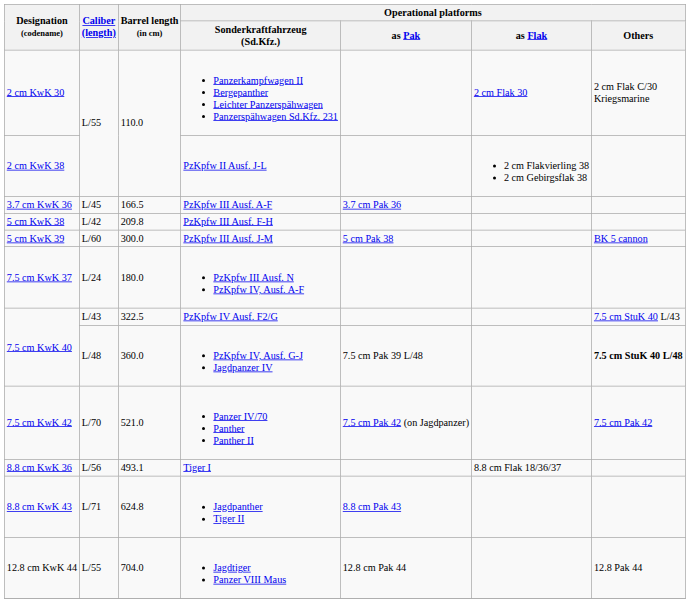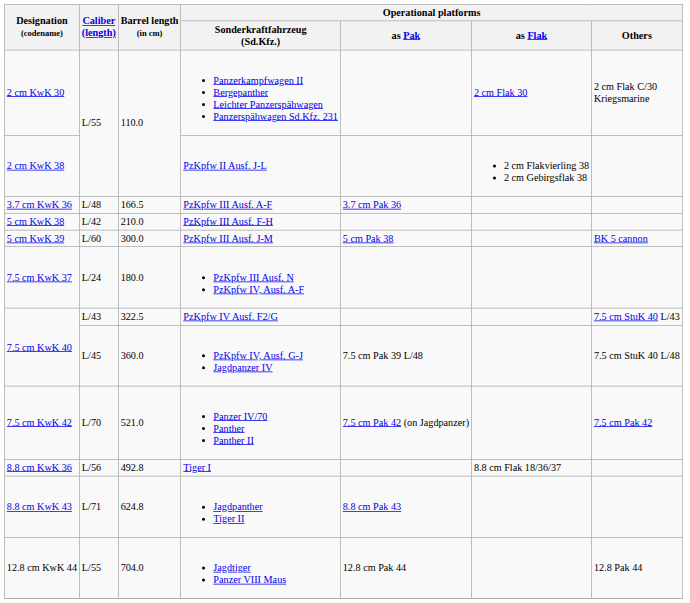(91, 204) L/45 -> (91, 204) L/48
(132, 221) 209.8 -> (132, 221) 210.0
(91, 355) L/48 -> (91, 355) L/45
(638, 355) bold -> (637, 355) normal
(132, 467) 493.1 -> (132, 467) 492.8
